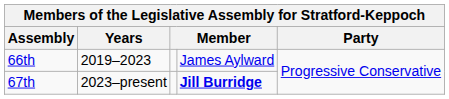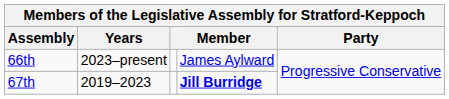(116, 60) 2019–2023 -> (124, 60) 2023–present
(124, 82) 2023–present -> (116, 82) 2019–2023
